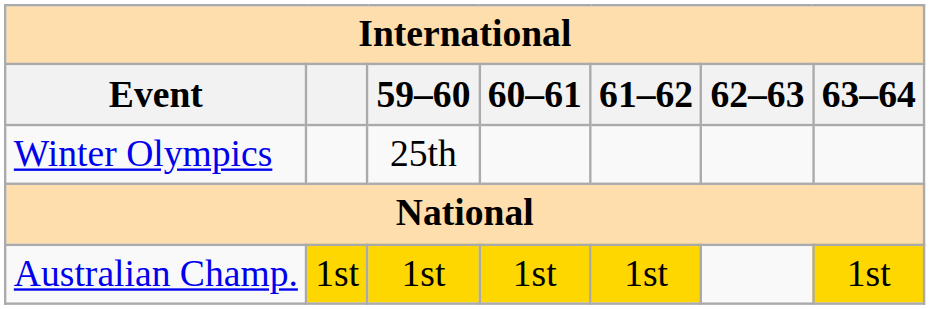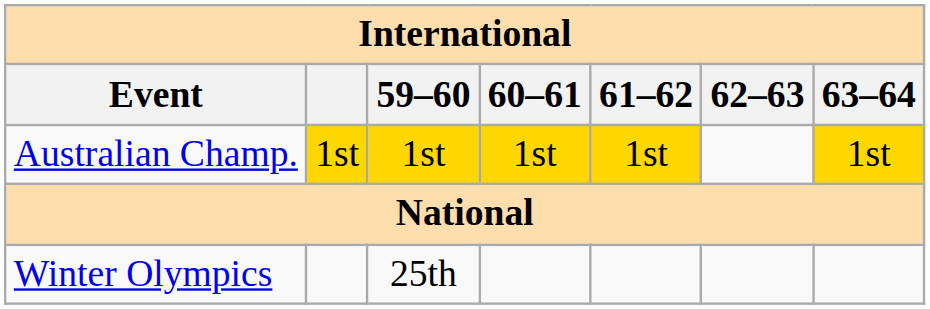rows swapped: (143, 153) <-> (156, 272)
